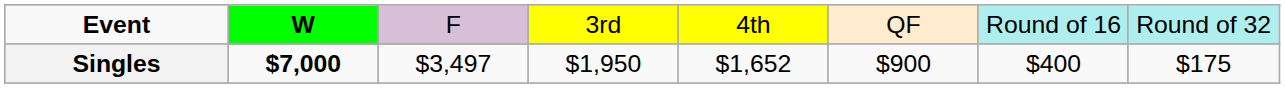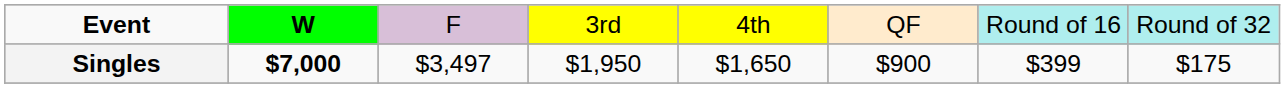(753, 64) $1,652 -> (753, 64) $1,650
(1054, 64) $400 -> (1054, 64) $399
